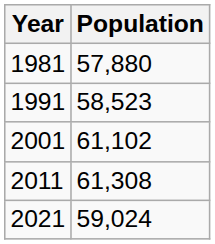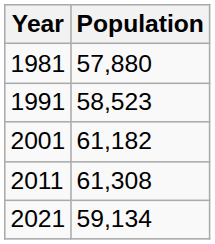(114, 141) 61,102 -> (114, 141) 61,182
(114, 219) 59,024 -> (114, 219) 59,134
